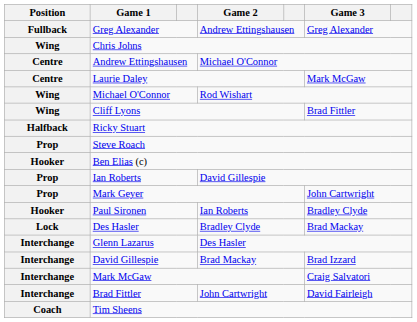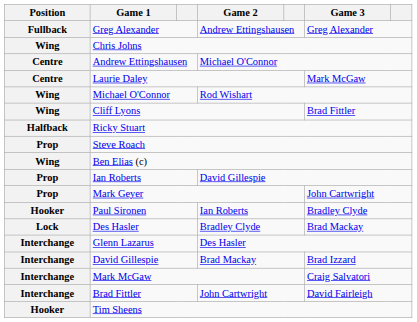(47, 161) Hooker -> (47, 161) Wing
(47, 309) Coach -> (47, 309) Hooker
